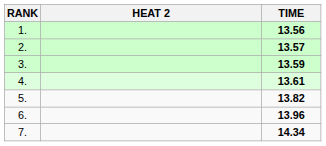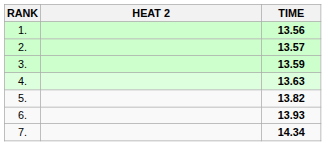(291, 82) 13.61 -> (291, 82) 13.63
(291, 116) 13.96 -> (291, 116) 13.93
